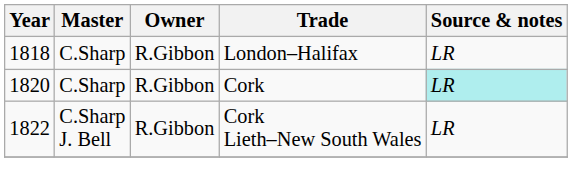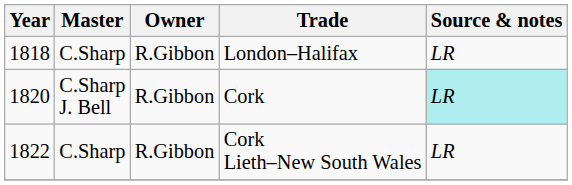(92, 85) C.Sharp -> (92, 96) C.Sharp J. Bell
(92, 128) C.Sharp J. Bell -> (92, 151) C.Sharp
